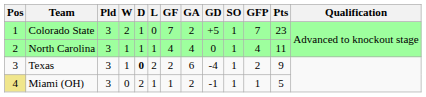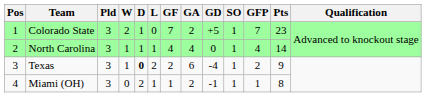(281, 48) 11 -> (281, 48) 14
(15, 83) khaki background -> (15, 83) no background
(281, 83) 5 -> (281, 83) 8
